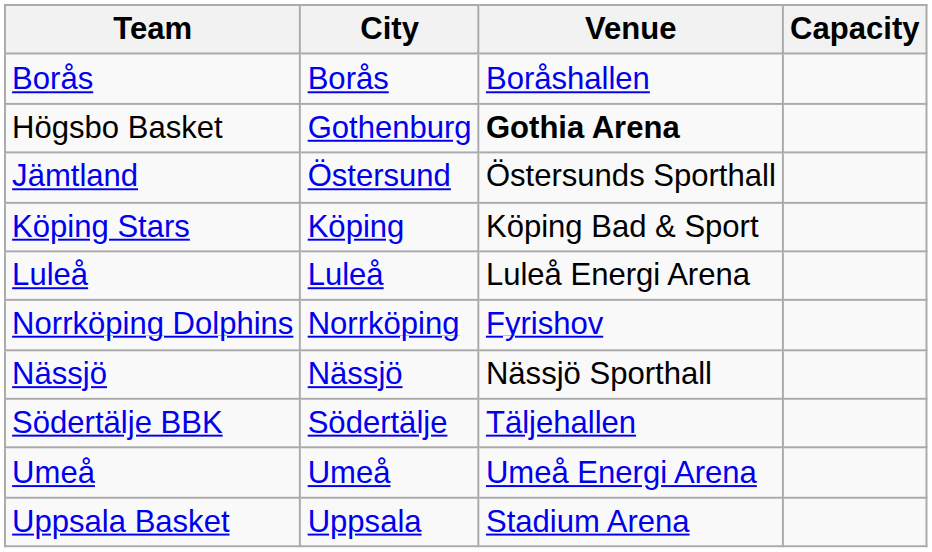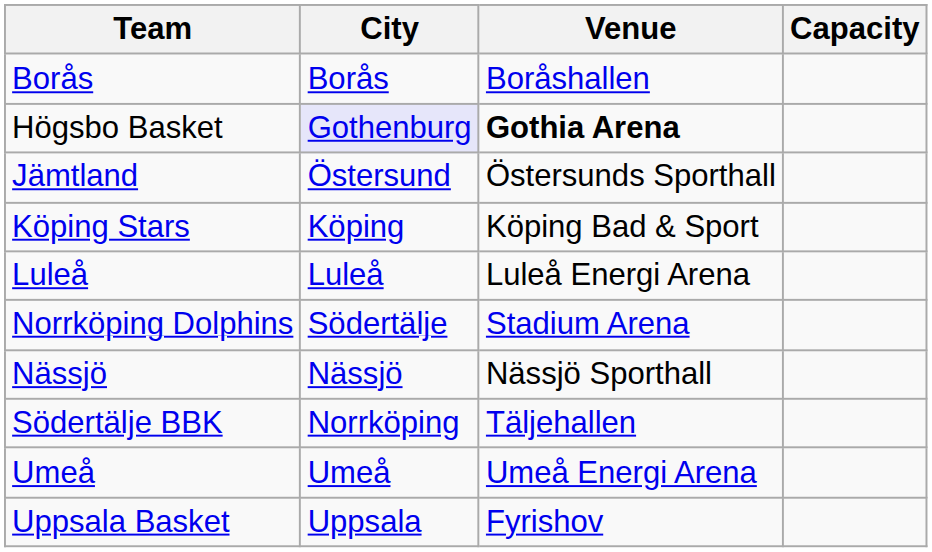(390, 127) no background -> (390, 127) lavender background
(384, 324) Norrköping -> (378, 324) Södertälje
(545, 324) Fyrishov -> (588, 324) Stadium Arena
(378, 422) Södertälje -> (384, 422) Norrköping
(588, 521) Stadium Arena -> (545, 521) Fyrishov
